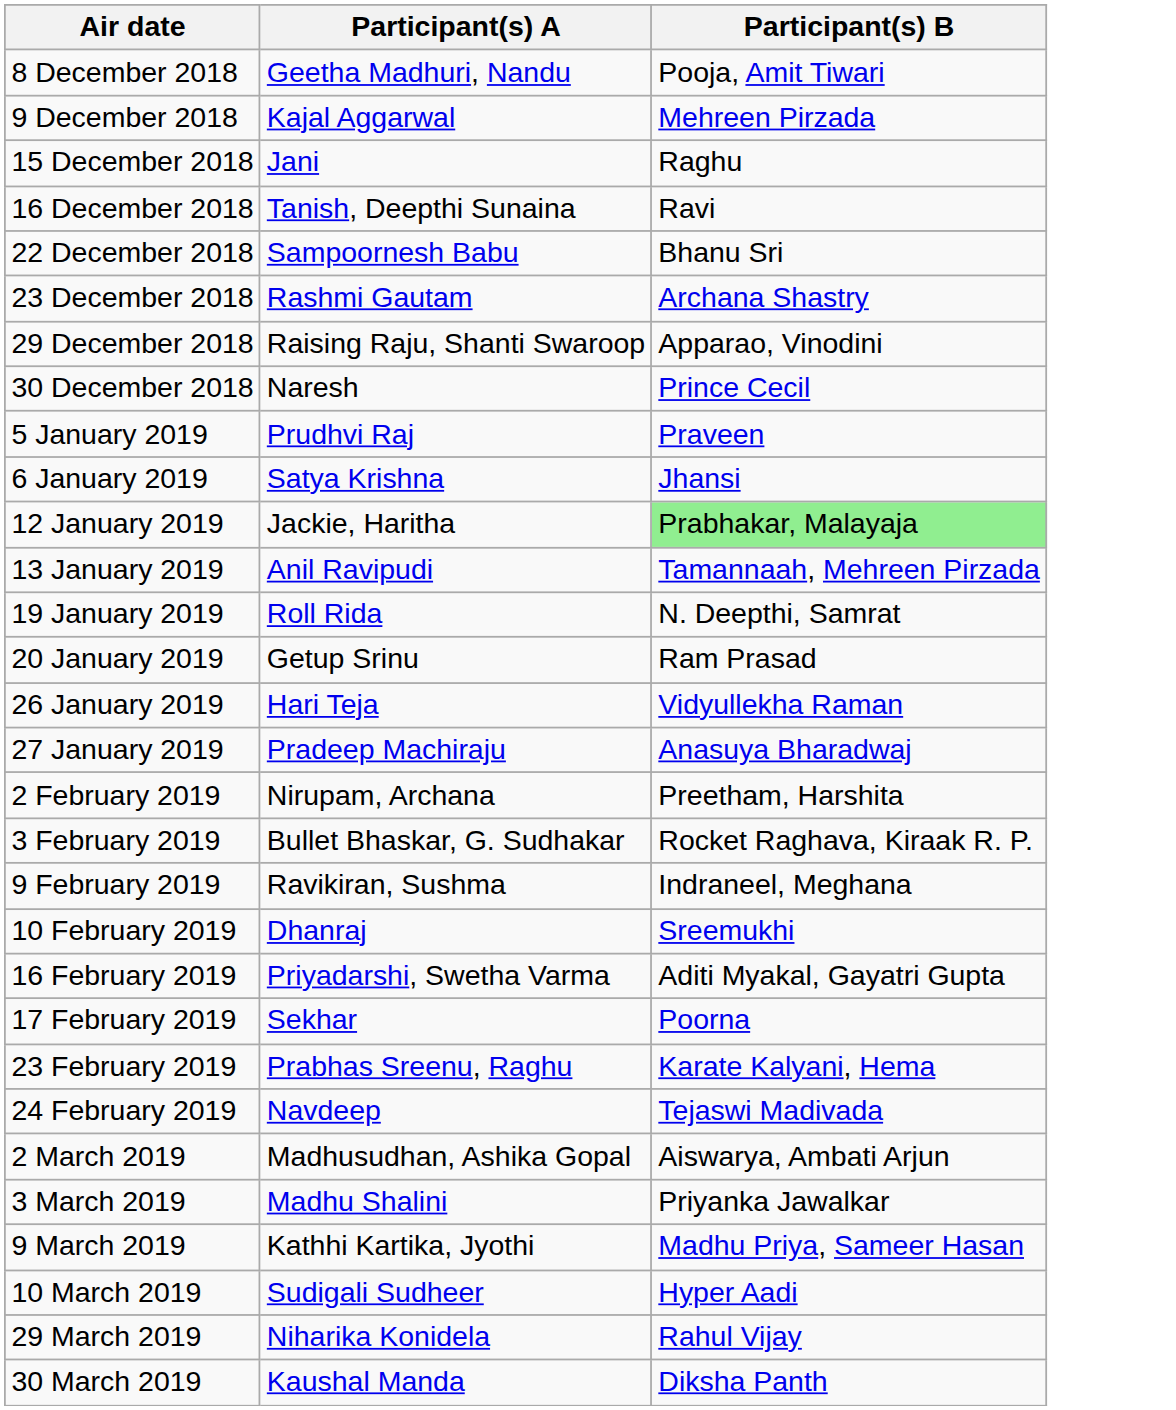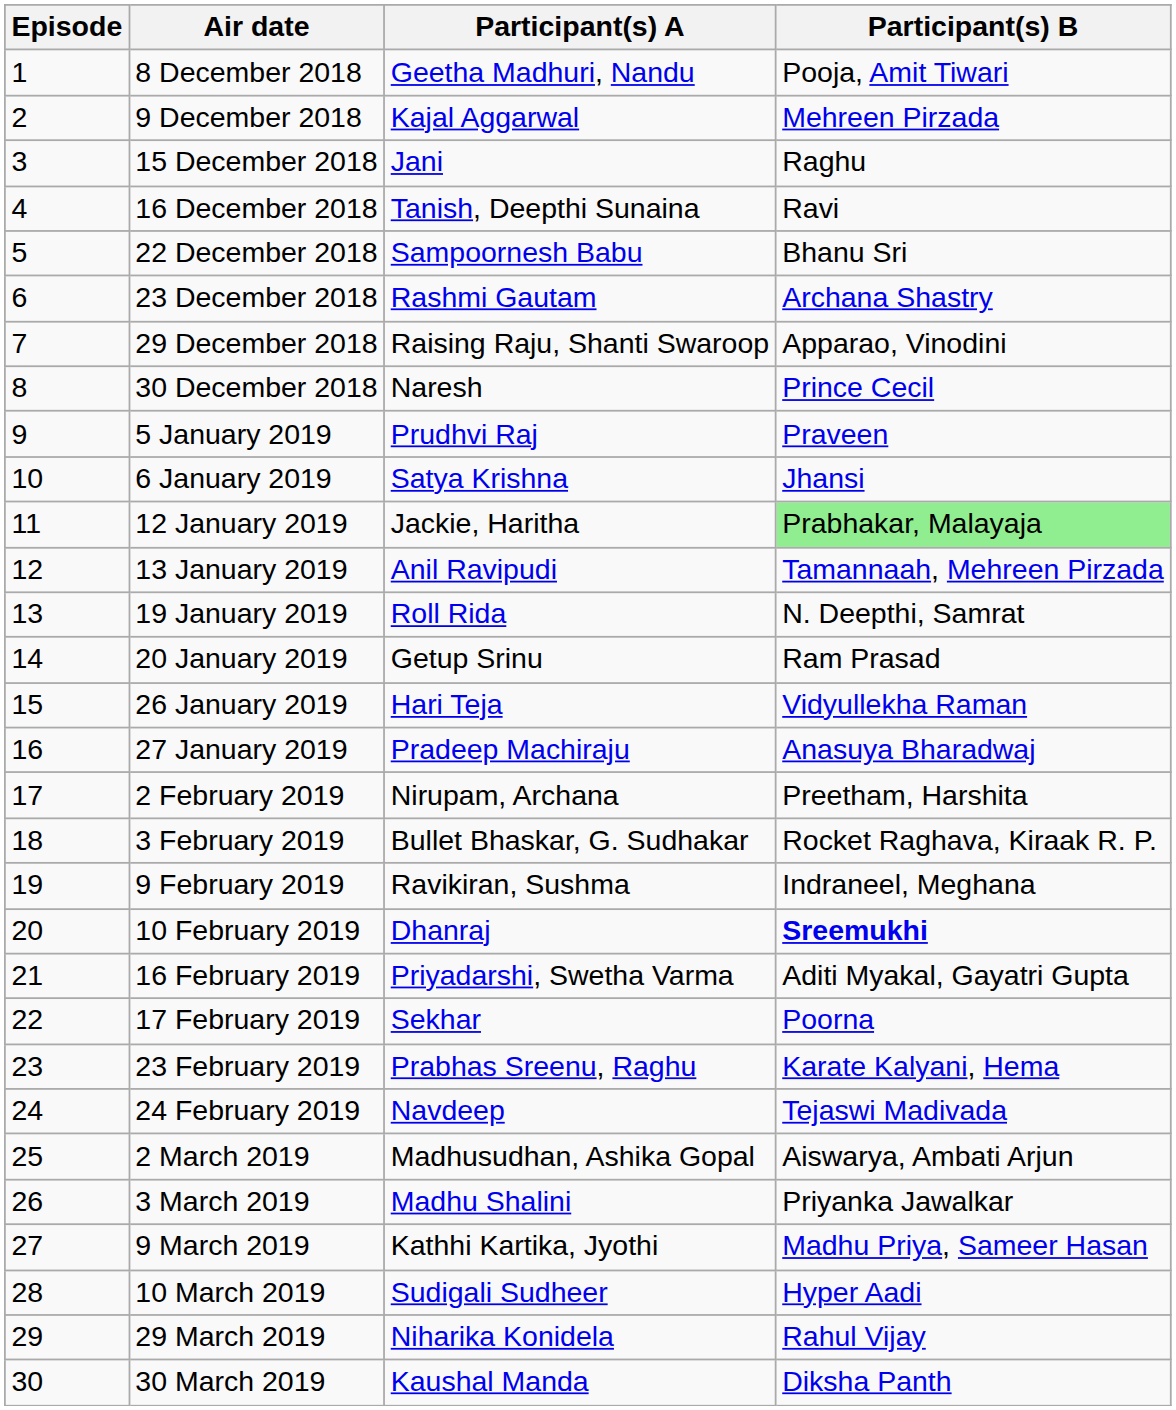+ column: (67, 27)
(726, 930) normal -> (855, 930) bold
